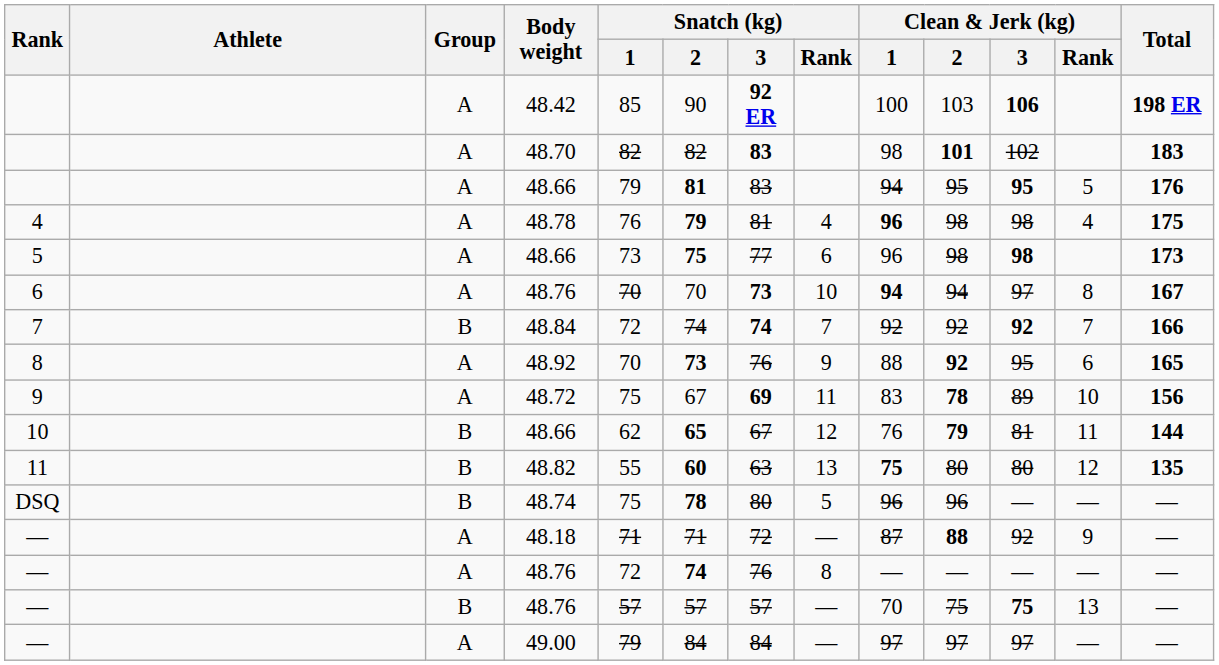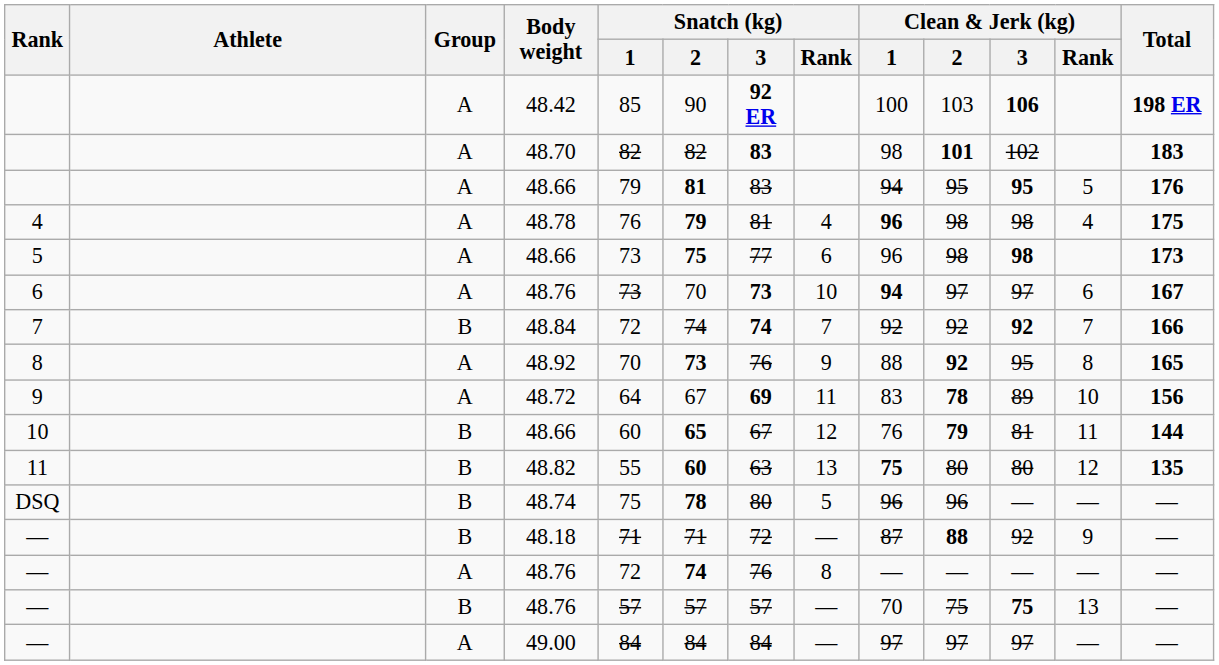(630, 291) 70 -> (630, 291) 73
(957, 291) 94 -> (957, 291) 97
(1088, 291) 8 -> (1088, 291) 6
(1088, 362) 6 -> (1088, 362) 8
(630, 397) 75 -> (630, 397) 64
(630, 432) 62 -> (630, 432) 60
(465, 537) A -> (465, 537) B
(630, 642) 79 -> (630, 642) 84
